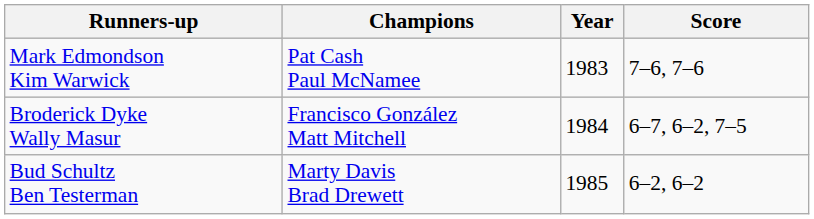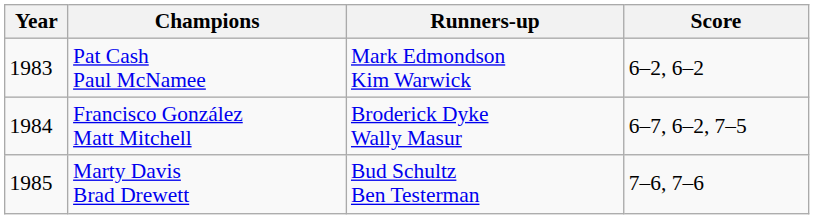columns swapped: (592, 21) <-> (144, 21)
(666, 67) 7–6, 7–6 -> (666, 67) 6–2, 6–2
(666, 183) 6–2, 6–2 -> (666, 183) 7–6, 7–6
